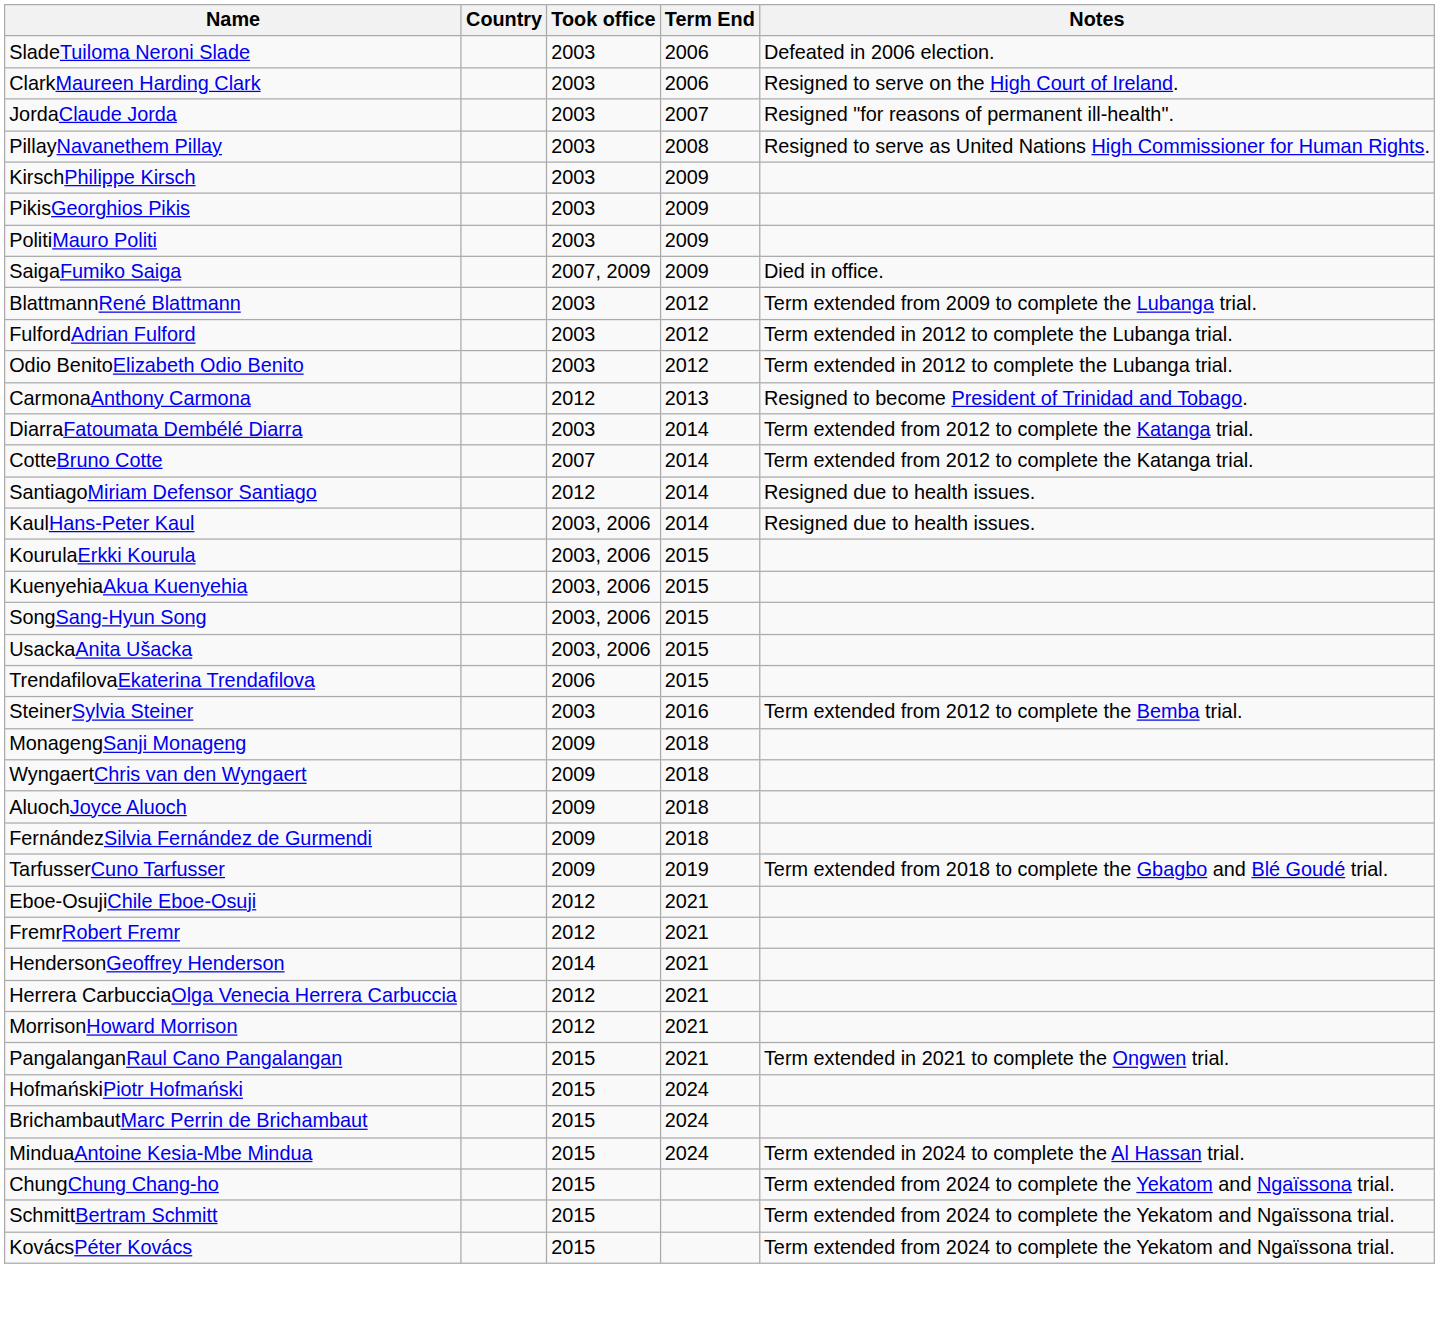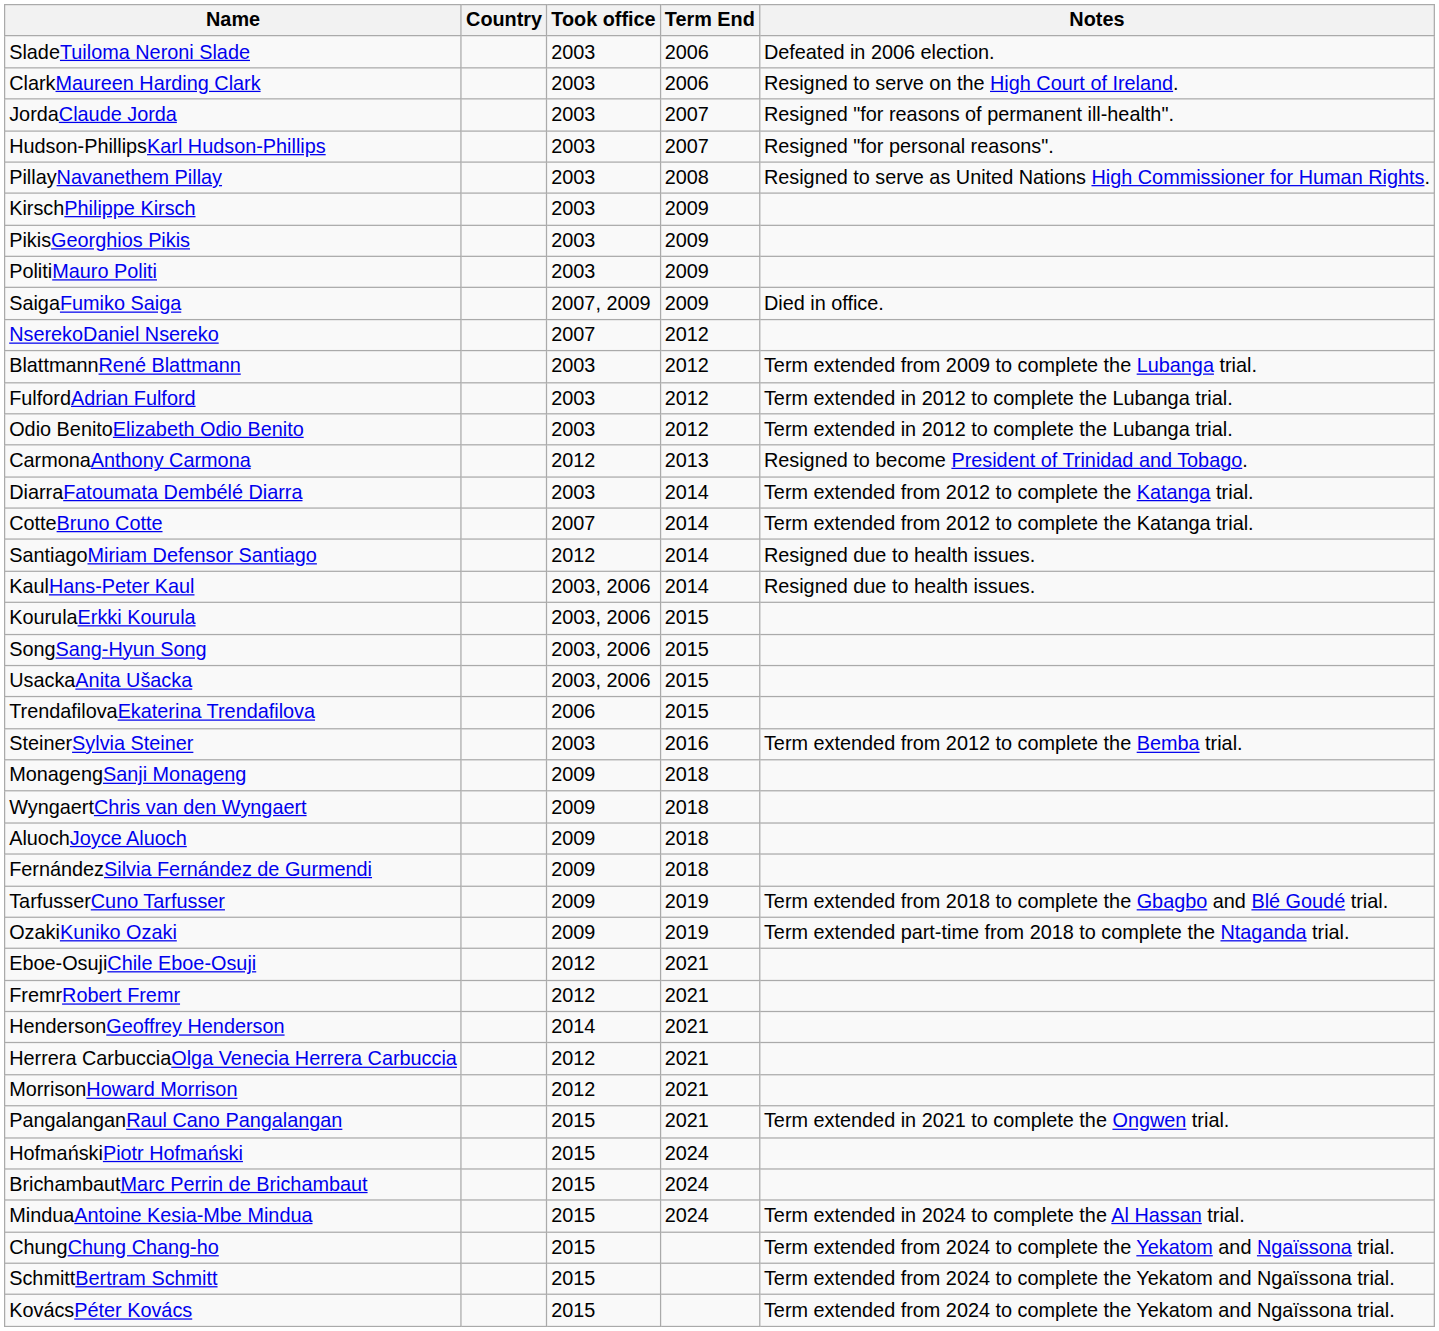+ row: (167, 146)
+ row: (114, 334)
- row: (128, 586)
+ row: (93, 932)
